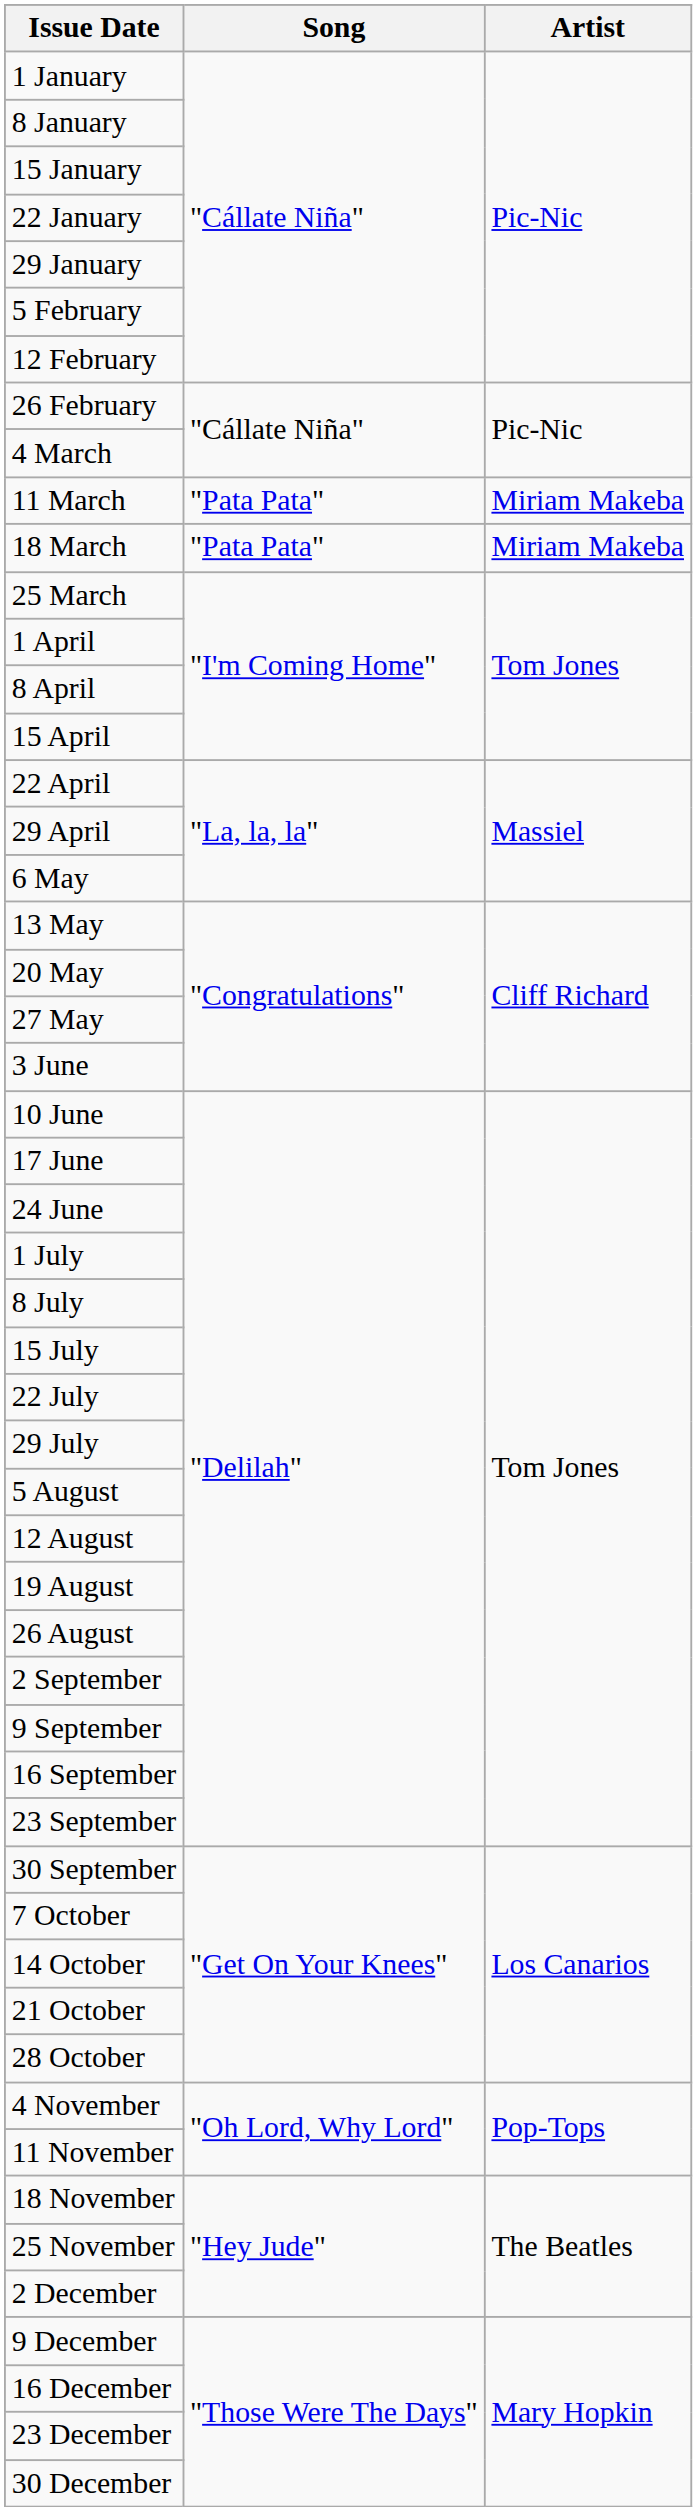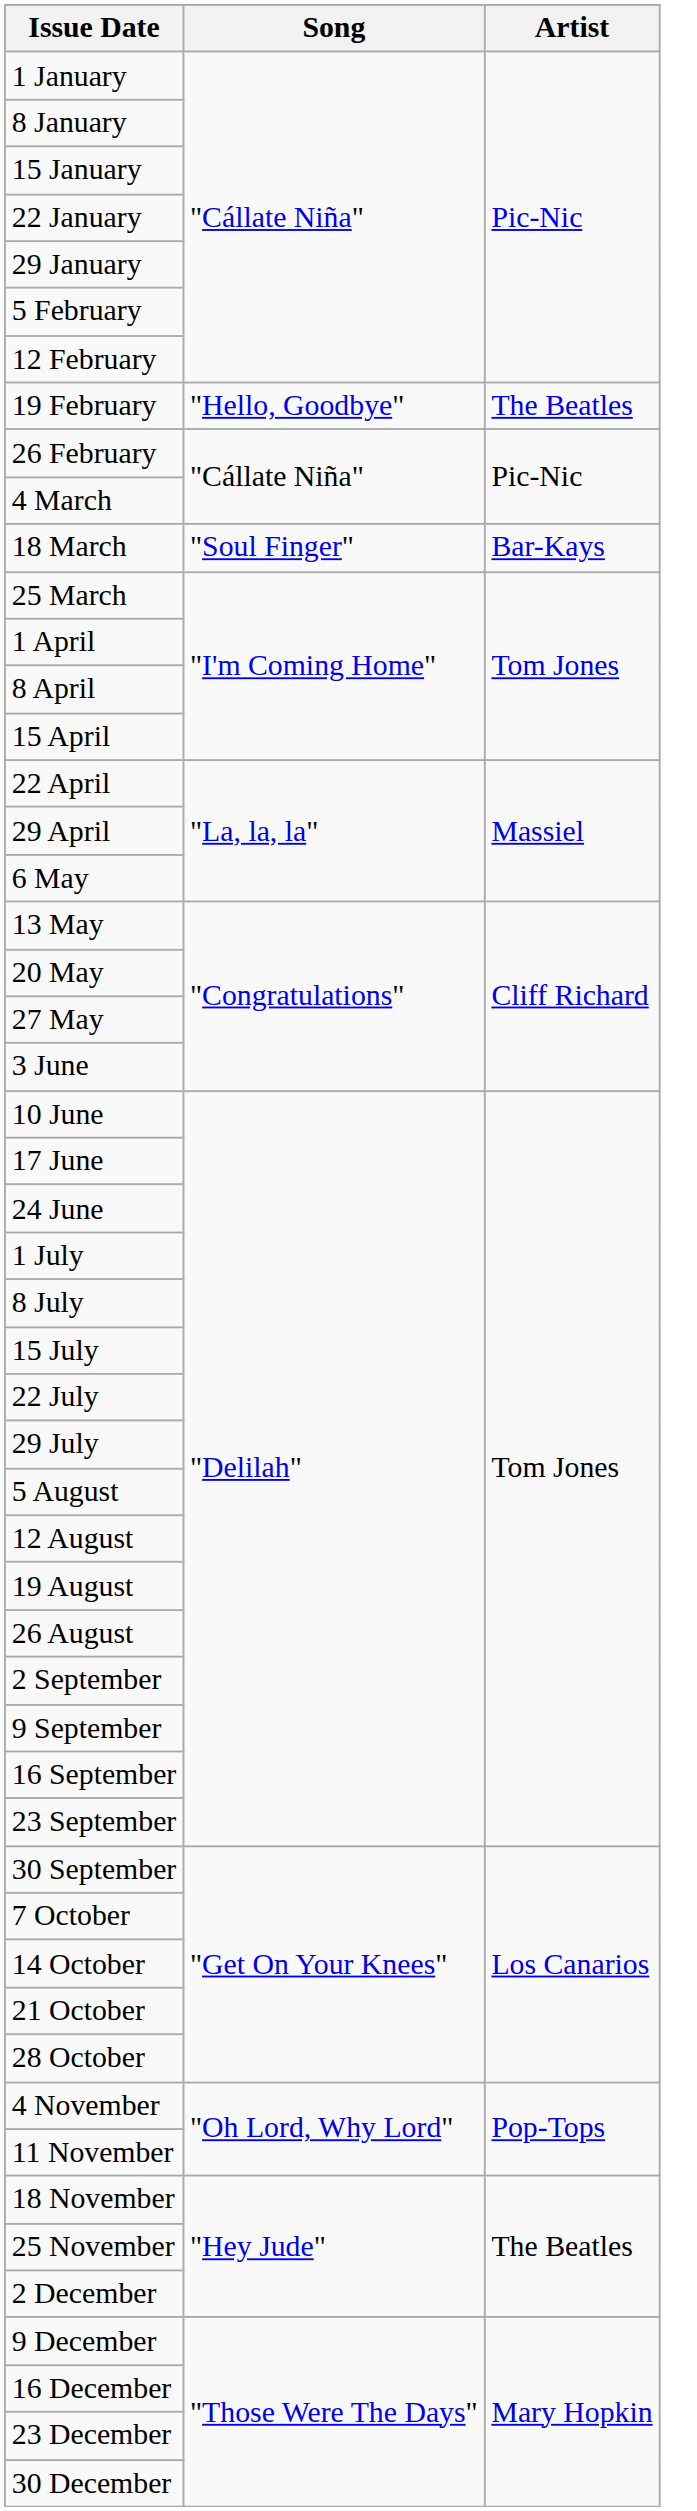+ row: (84, 405)
- row: (69, 500)
(257, 547) "Pata Pata" -> (272, 547) "Soul Finger"
(588, 547) Miriam Makeba -> (548, 547) Bar-Kays
